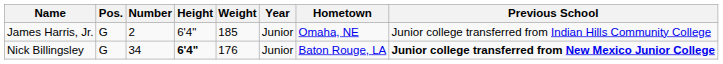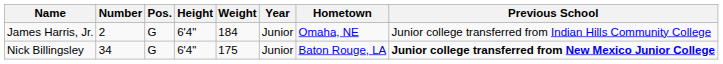columns swapped: (150, 13) <-> (111, 13)
(228, 31) 185 -> (228, 31) 184
(188, 50) bold -> (187, 50) normal
(228, 50) 176 -> (228, 50) 175
